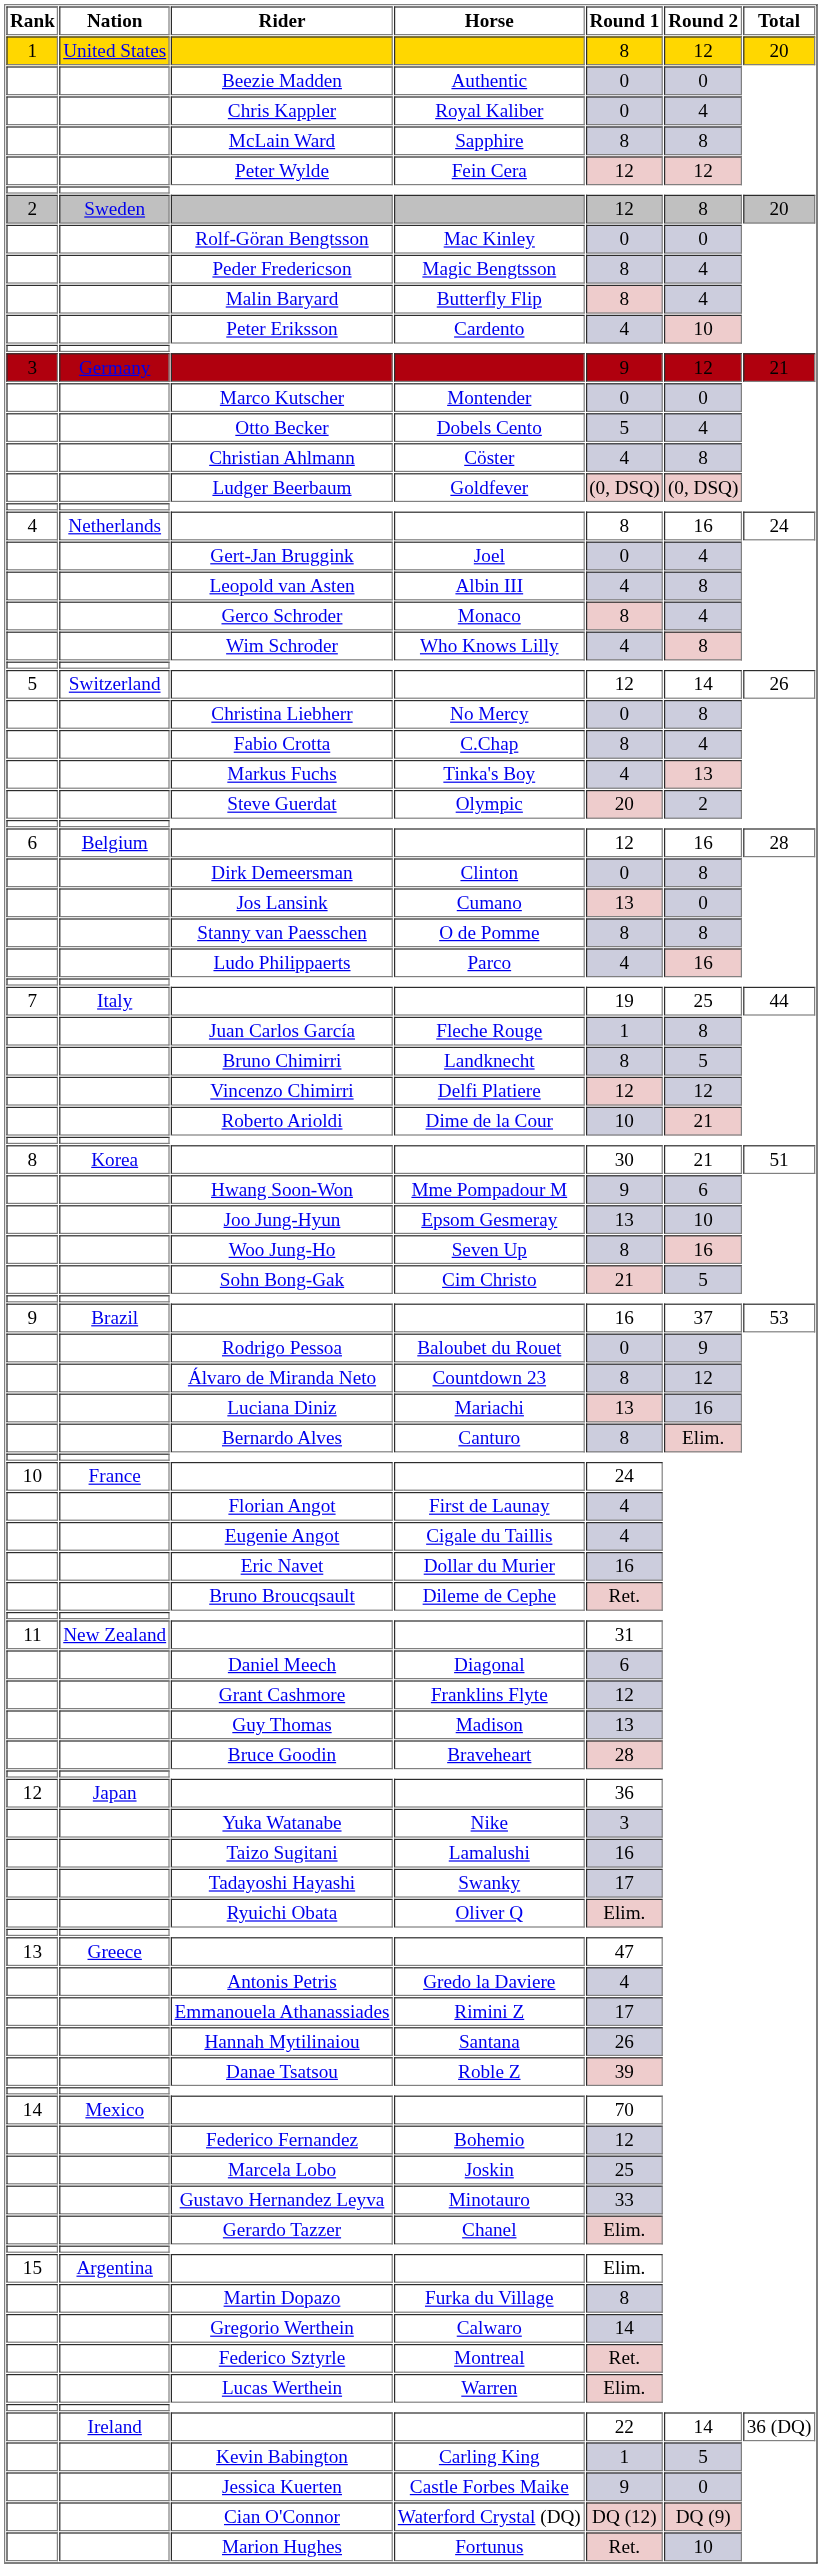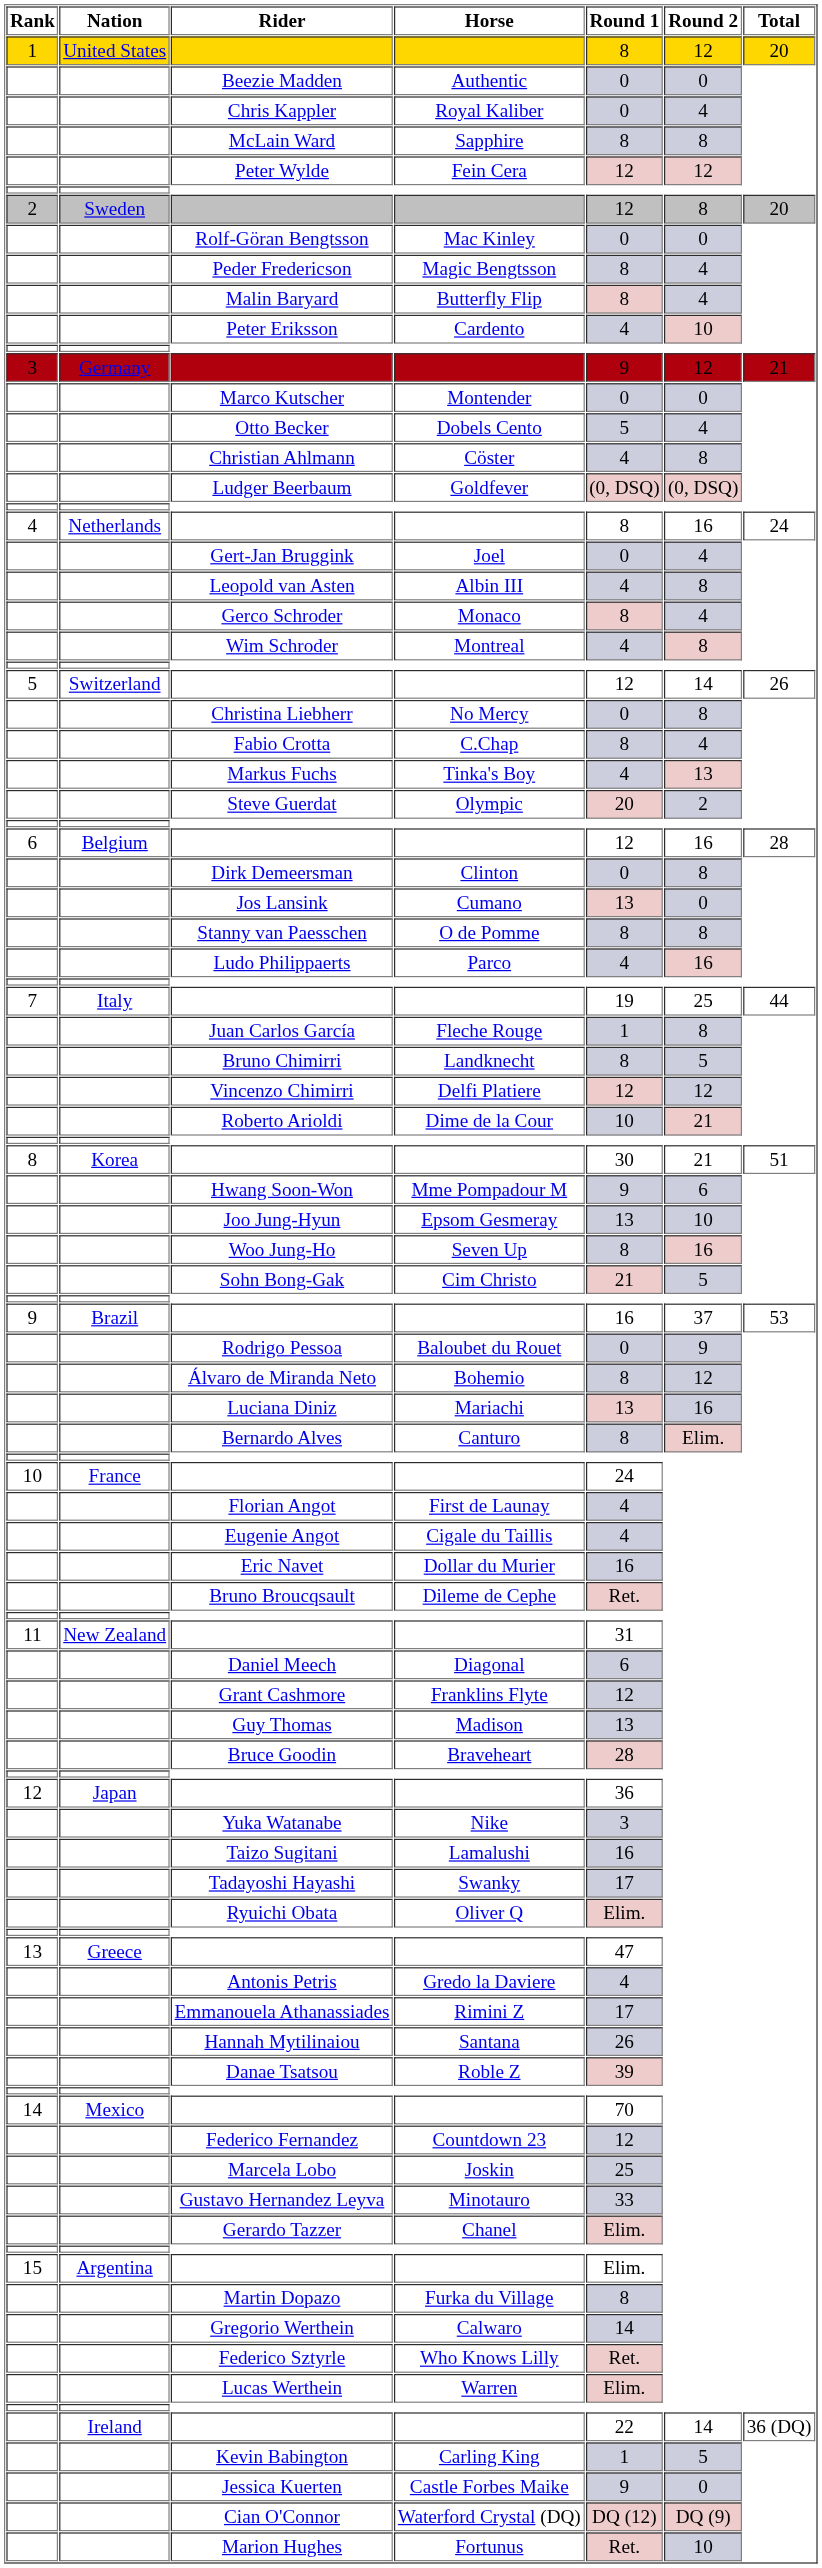(489, 645) Who Knows Lilly -> (489, 645) Montreal
(489, 1377) Countdown 23 -> (489, 1377) Bohemio
(489, 2139) Bohemio -> (489, 2139) Countdown 23
(489, 2358) Montreal -> (489, 2358) Who Knows Lilly
